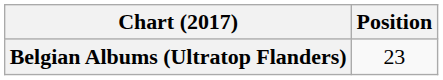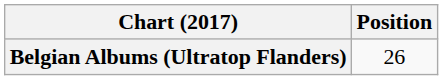(394, 56) 23 -> (394, 56) 26
